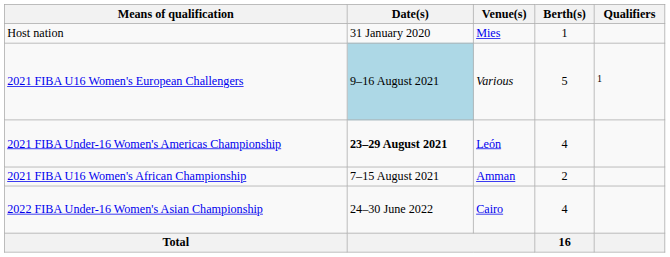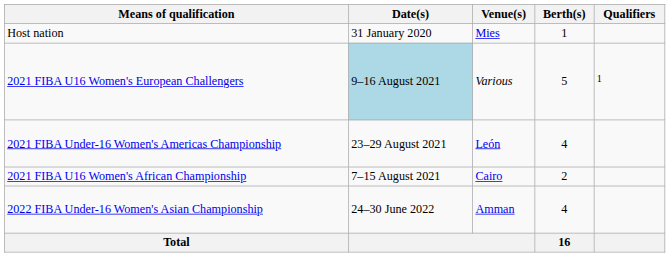(399, 143) bold -> (399, 143) normal
(496, 176) Amman -> (489, 176) Cairo
(490, 209) Cairo -> (495, 209) Amman
